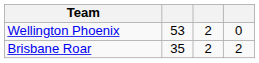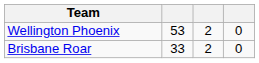(177, 48) 35 -> (177, 48) 33
(239, 48) 2 -> (239, 48) 0
